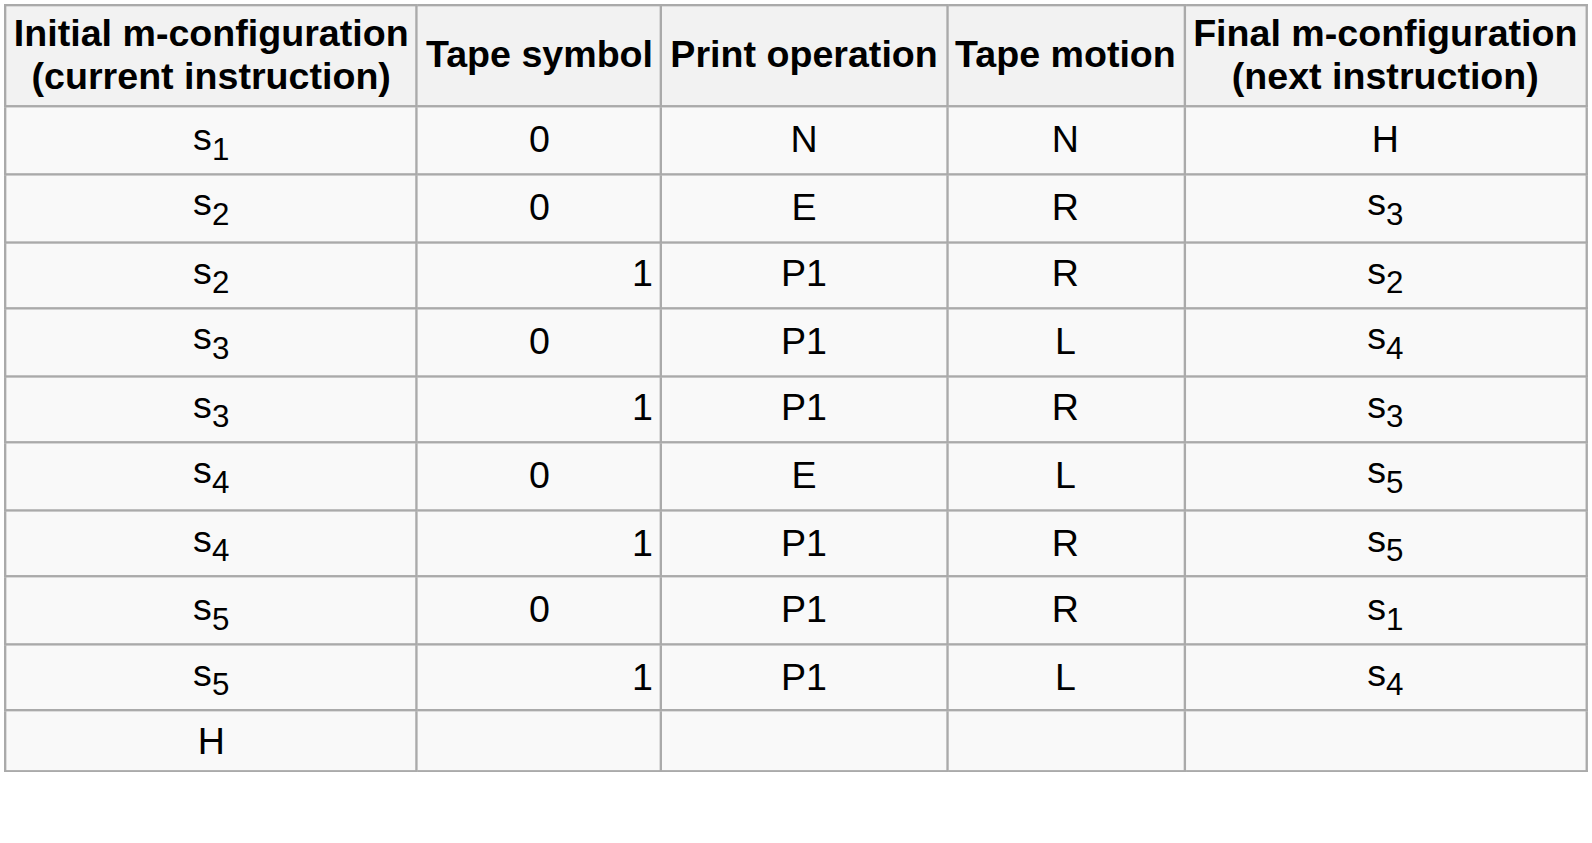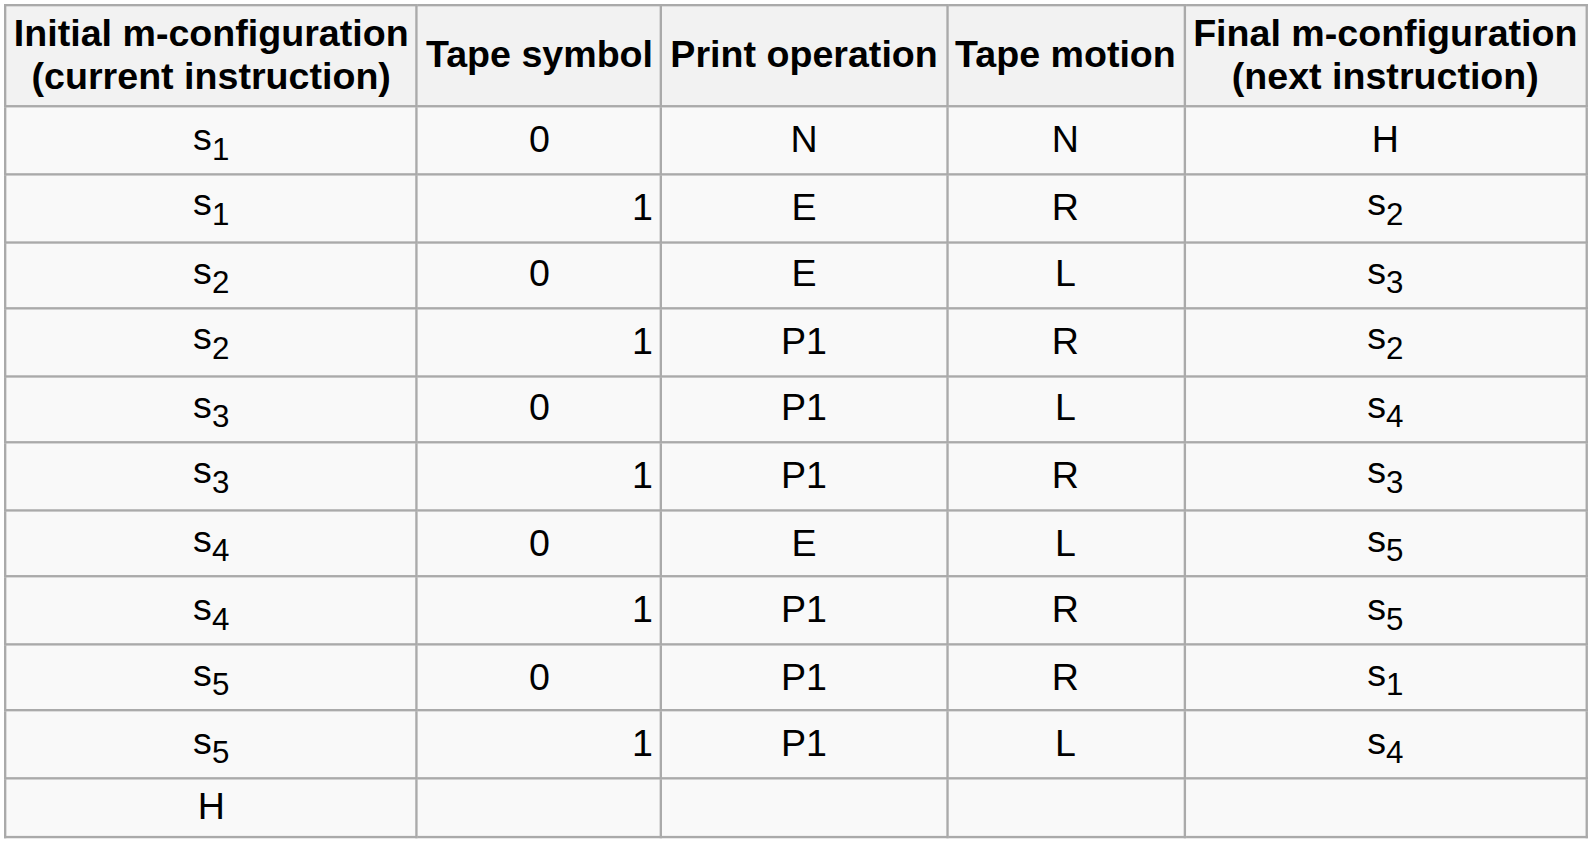+ row: (211, 208)
(1065, 207) R -> (1065, 274) L
